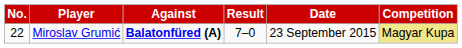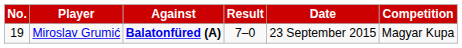(17, 33) 22 -> (17, 33) 19
(418, 33) khaki background -> (418, 33) no background
